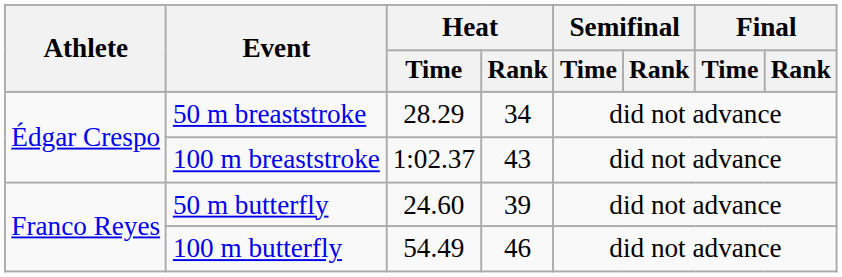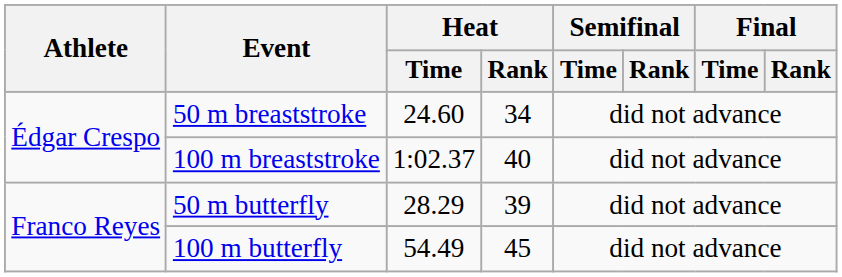(434, 114) 28.29 -> (434, 114) 24.60
(518, 159) 43 -> (518, 159) 40
(434, 204) 24.60 -> (434, 204) 28.29
(518, 249) 46 -> (518, 249) 45
